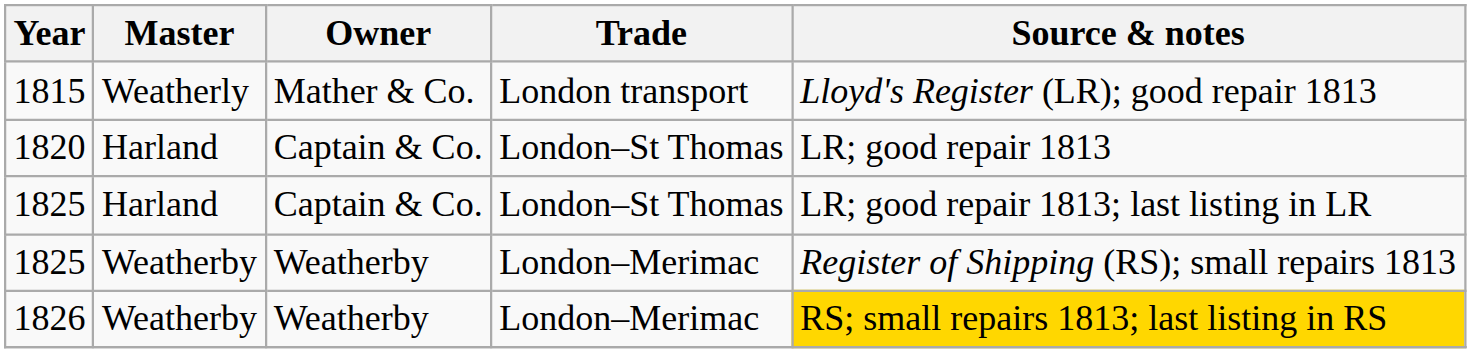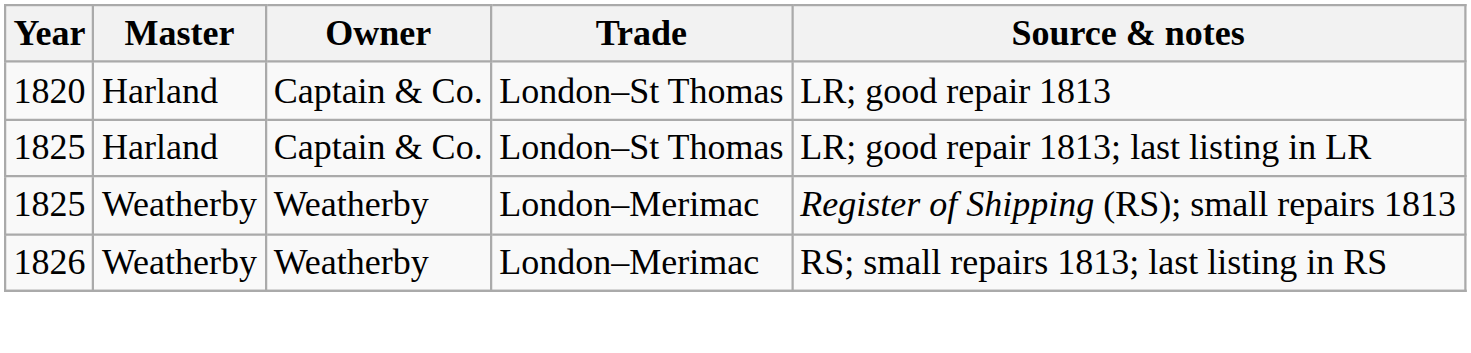- row: (49, 90)
(1094, 318) gold background -> (1094, 261) no background
